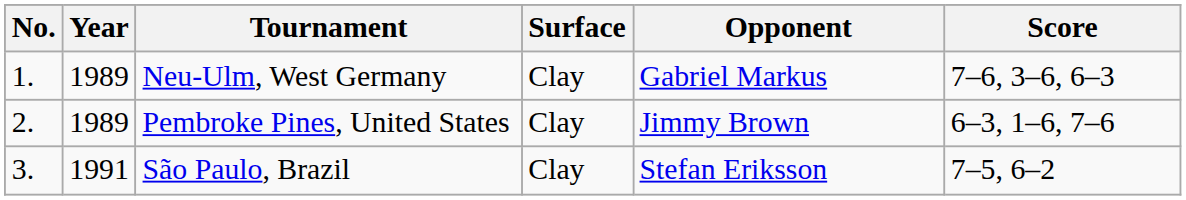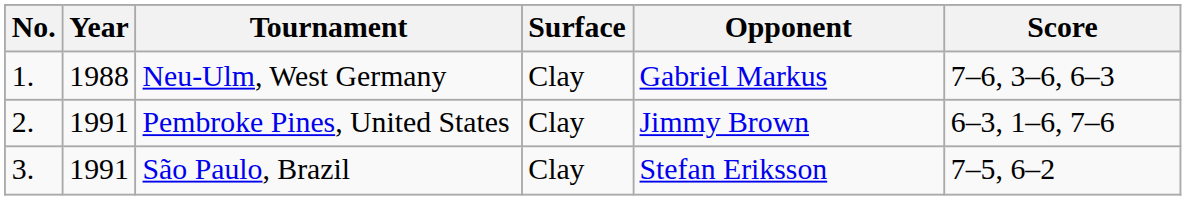(99, 75) 1989 -> (99, 75) 1988
(99, 122) 1989 -> (99, 122) 1991
